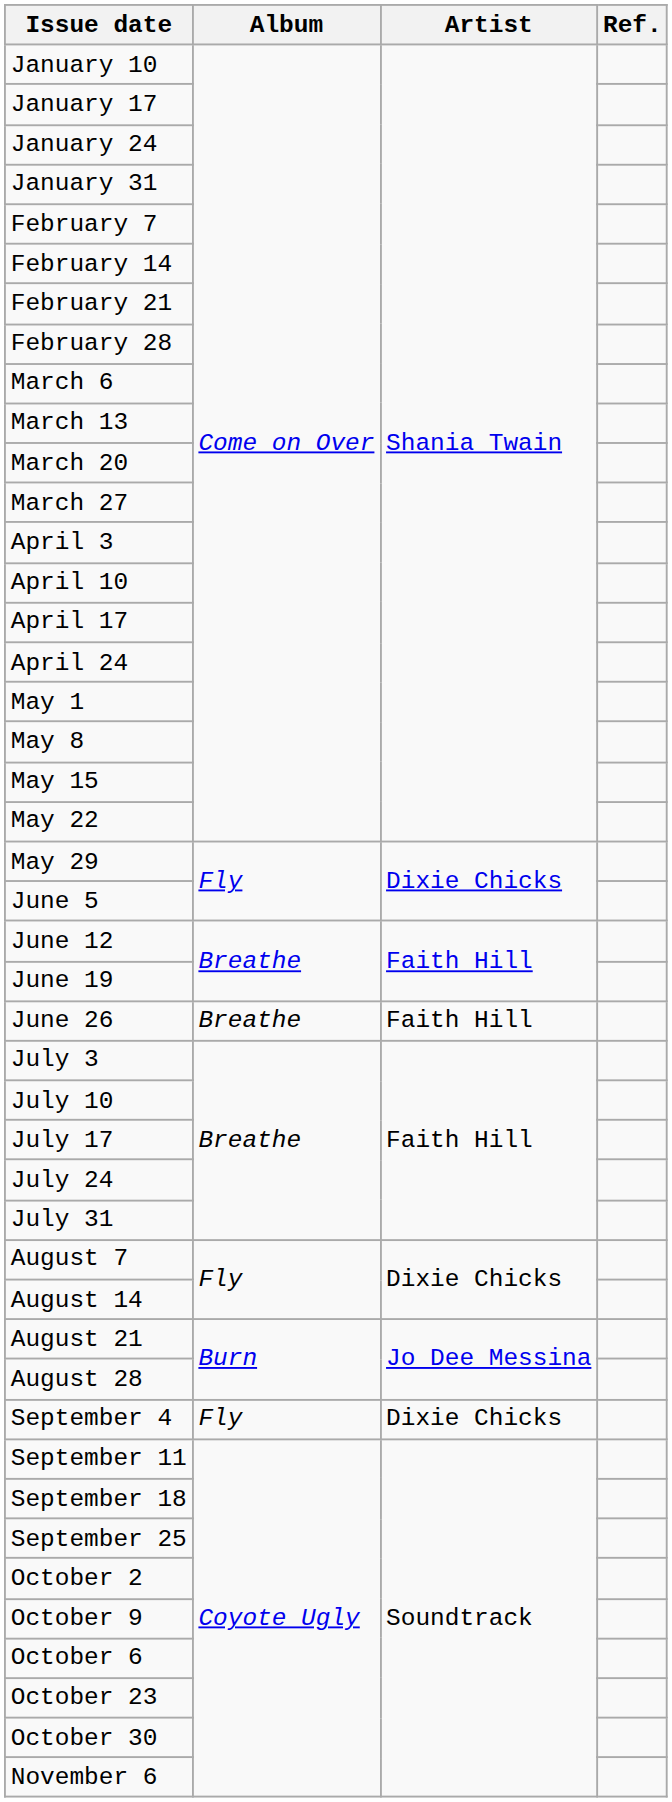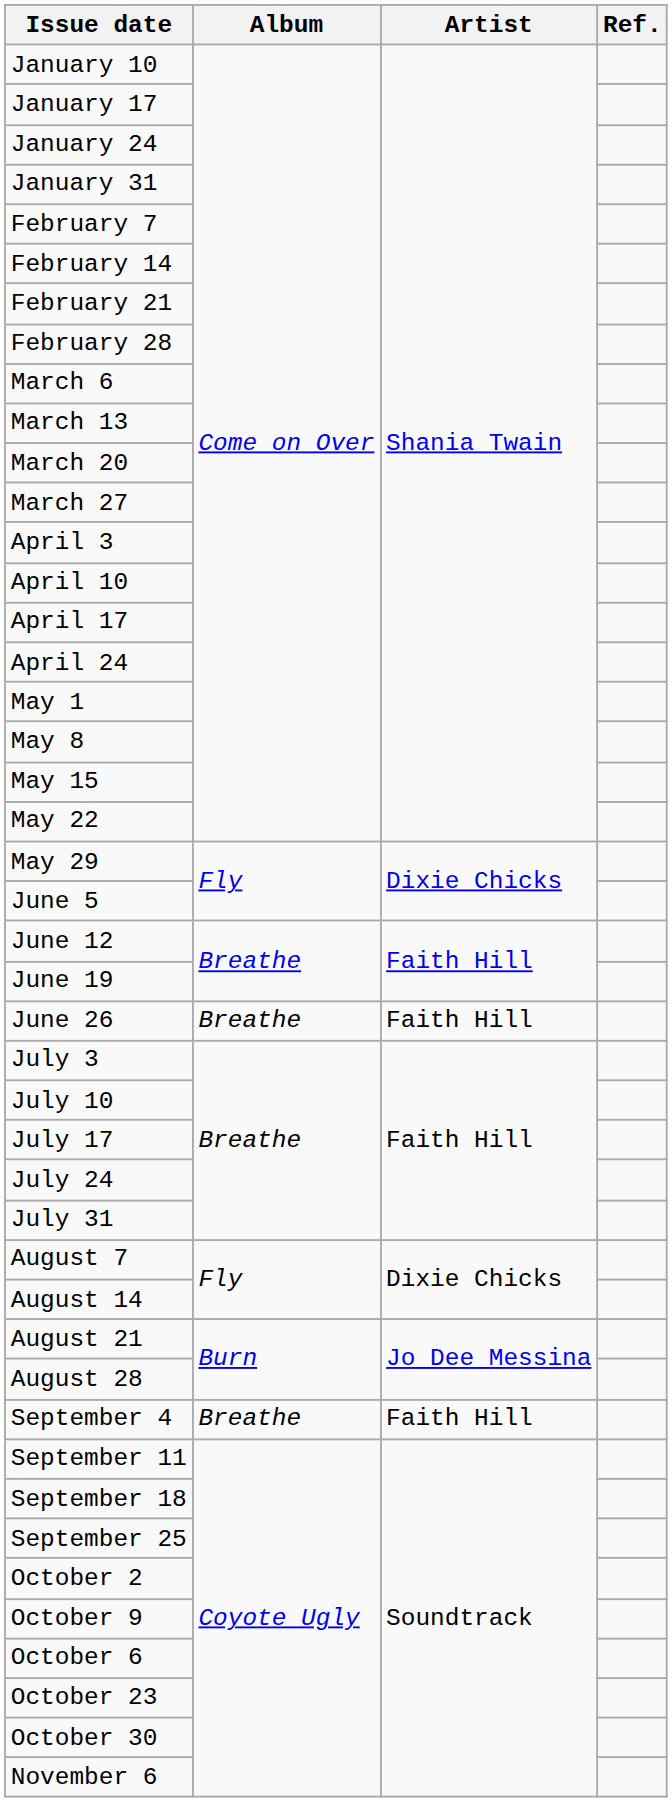(220, 1419) Fly -> (250, 1419) Breathe
(474, 1419) Dixie Chicks -> (459, 1419) Faith Hill
